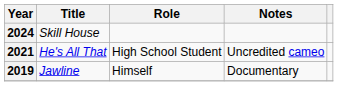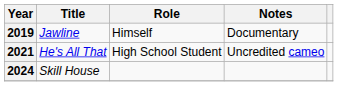rows swapped: (20, 71) <-> (20, 33)
